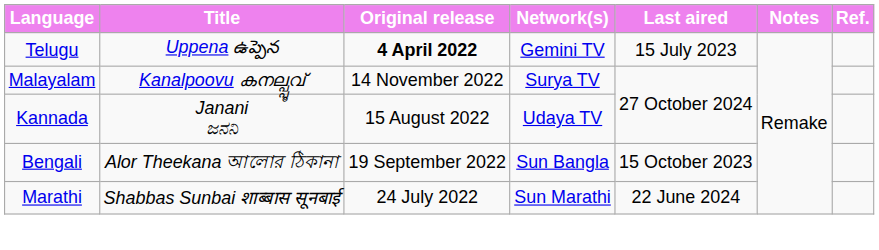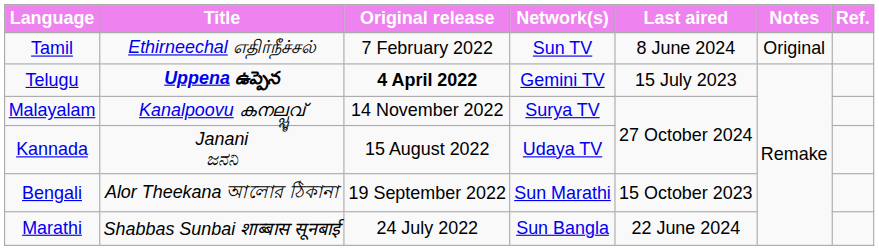+ row: (52, 48)
(222, 47) normal -> (222, 77) bold
(563, 162) Sun Bangla -> (563, 192) Sun Marathi
(563, 197) Sun Marathi -> (563, 228) Sun Bangla
